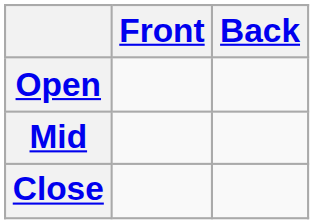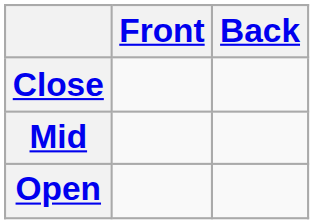rows swapped: (58, 190) <-> (58, 84)
